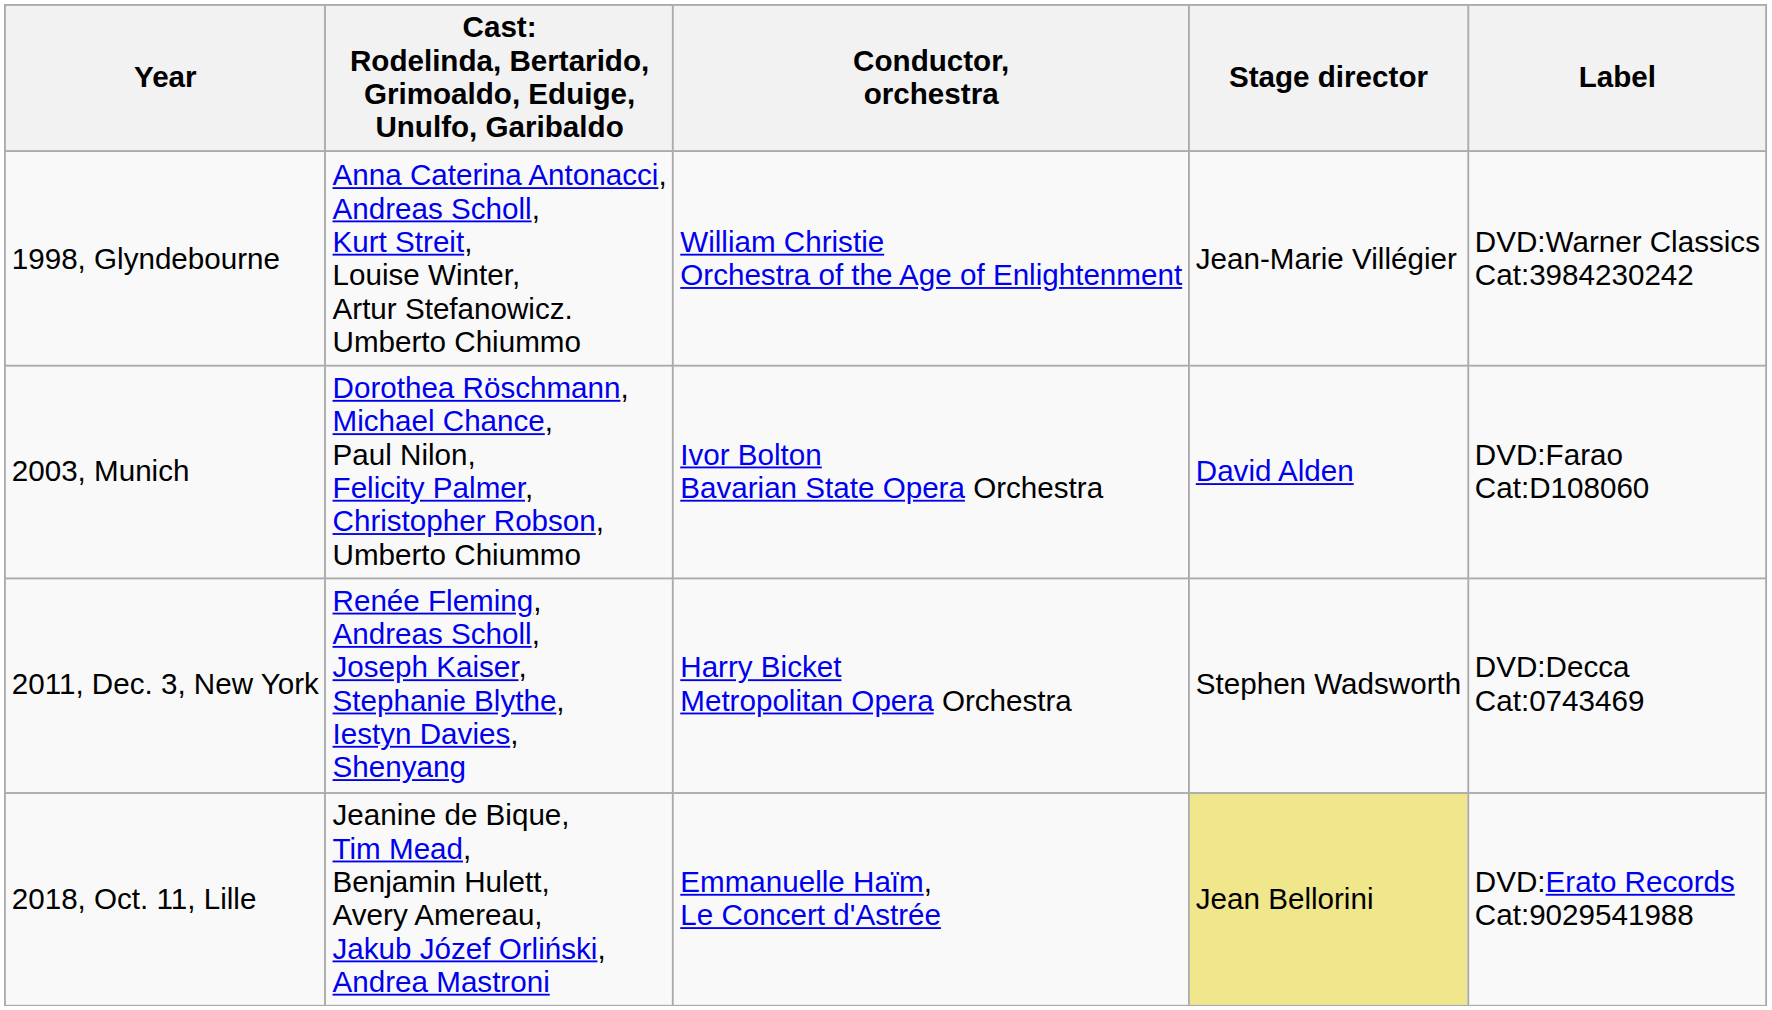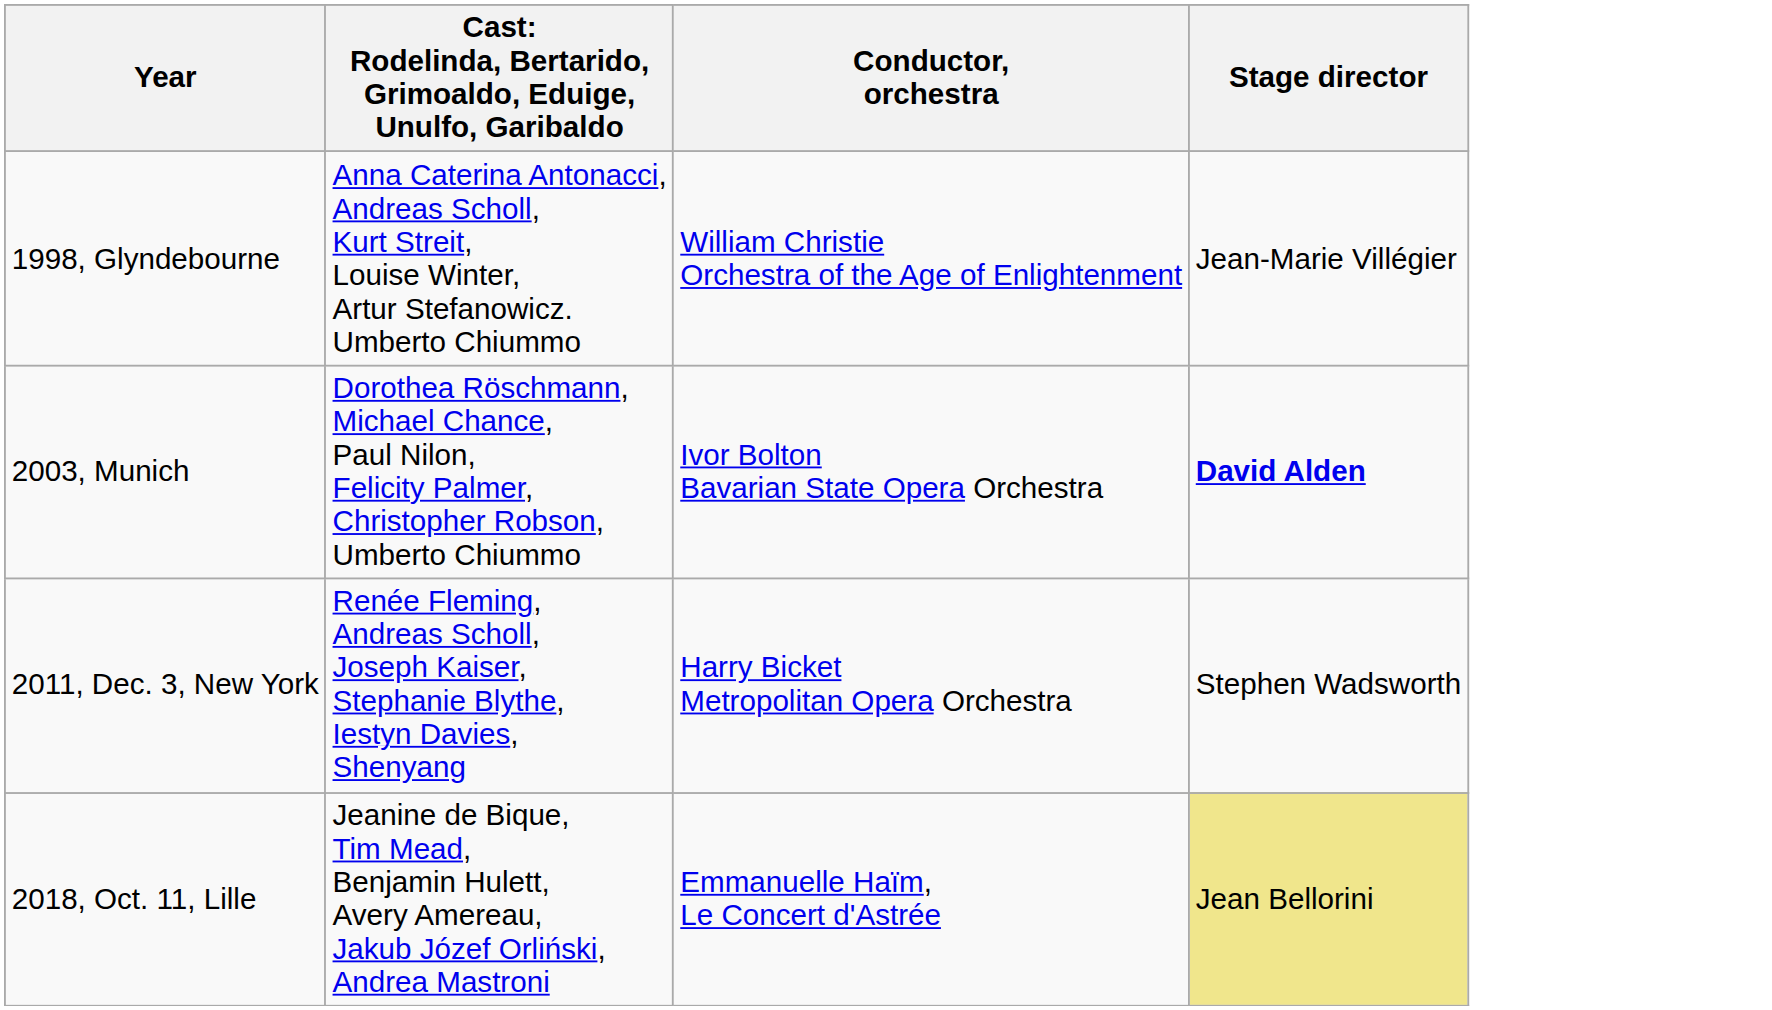- column: (1617, 77)
(1275, 471) normal -> (1281, 471) bold
